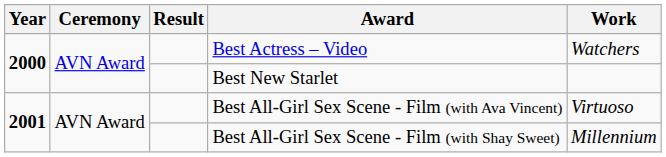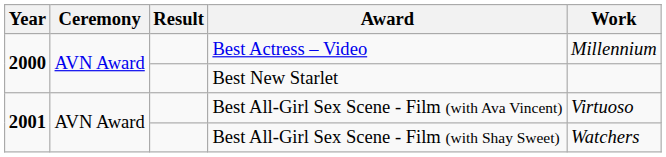(605, 48) Watchers -> (614, 48) Millennium
(614, 136) Millennium -> (605, 136) Watchers
